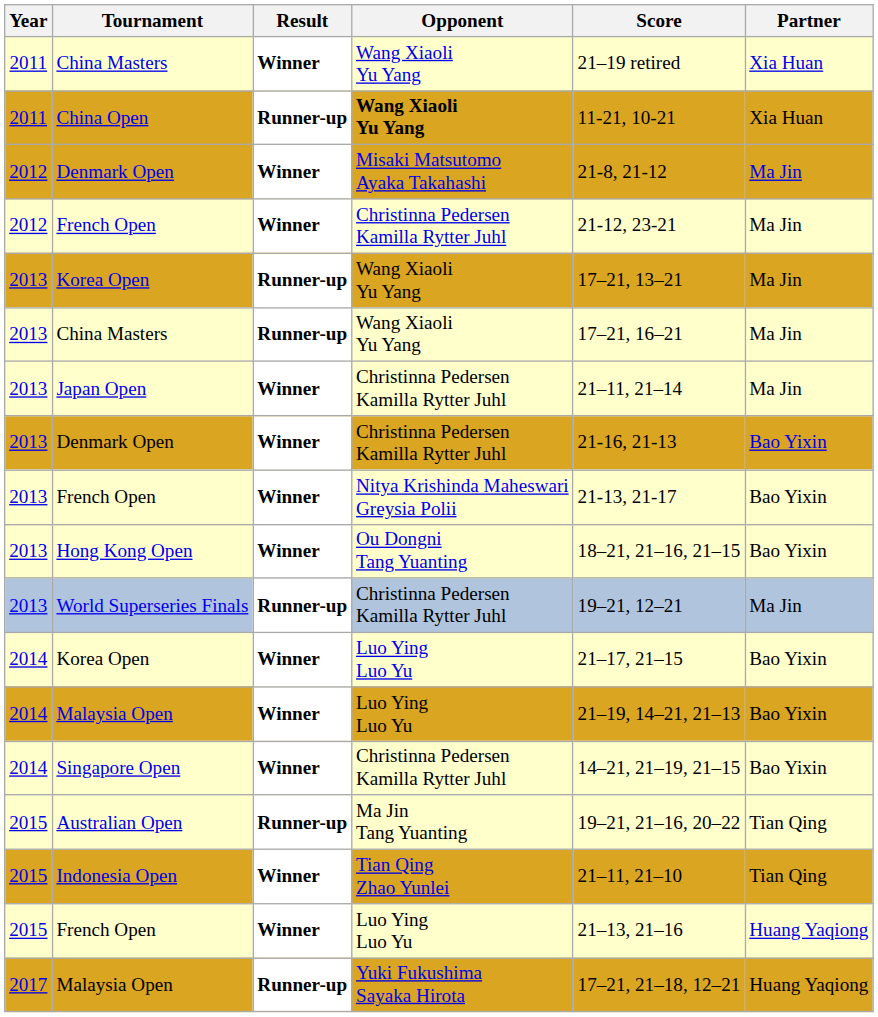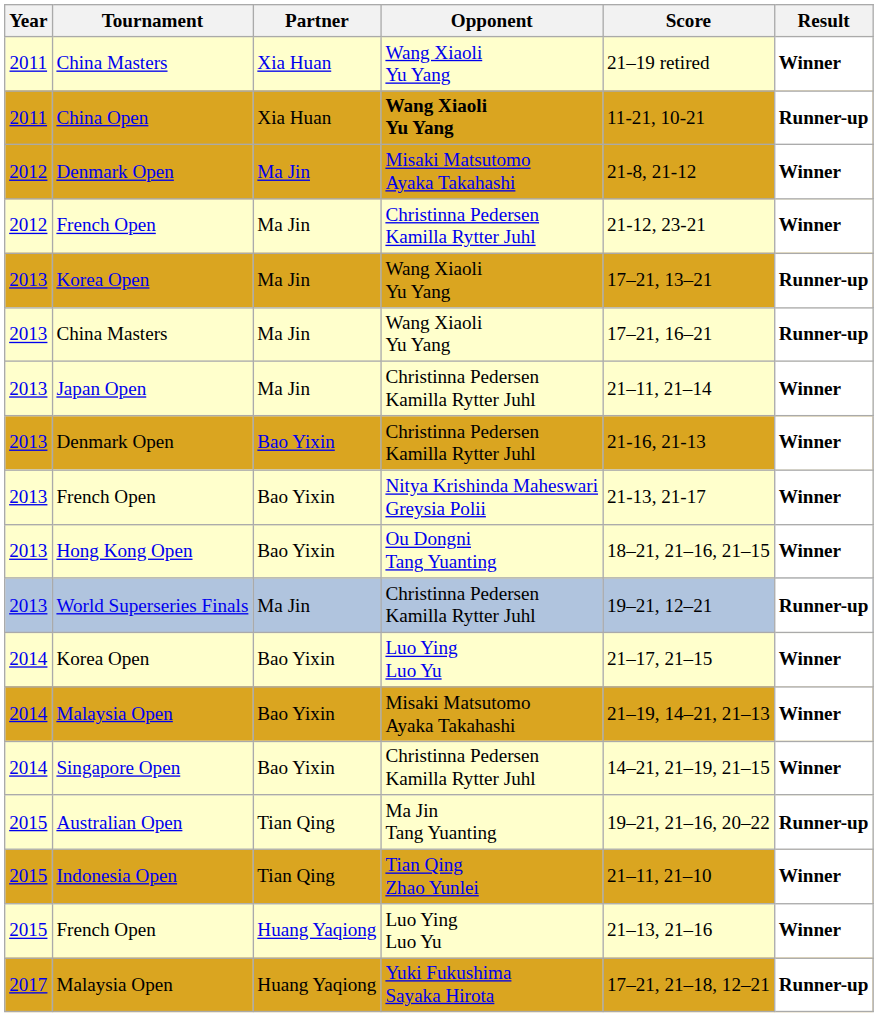columns swapped: (809, 20) <-> (302, 20)
(392, 713) Luo Ying Luo Yu -> (458, 713) Misaki Matsutomo Ayaka Takahashi
